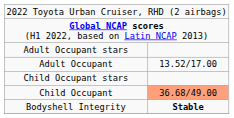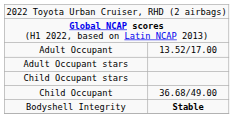rows swapped: (76, 50) <-> (76, 64)
(188, 92) lightsalmon background -> (188, 92) no background
